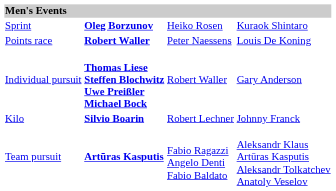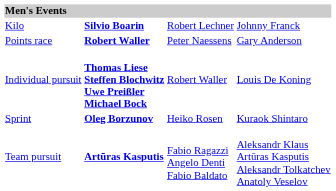rows swapped: (18, 25) <-> (15, 118)
(274, 40) Louis De Koning -> (269, 40) Gary Anderson
(269, 79) Gary Anderson -> (274, 79) Louis De Koning
